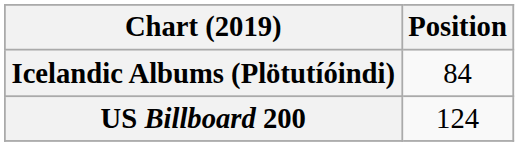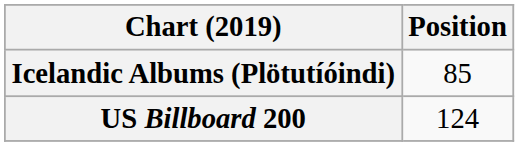(458, 72) 84 -> (458, 72) 85
